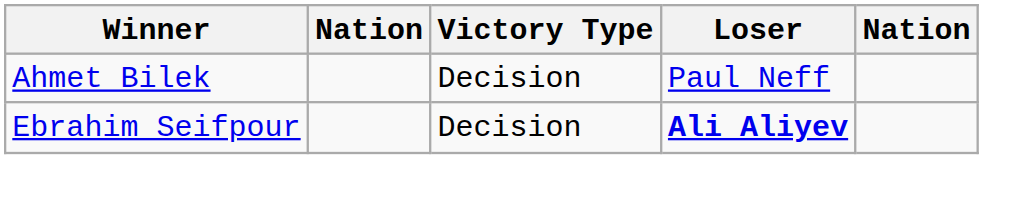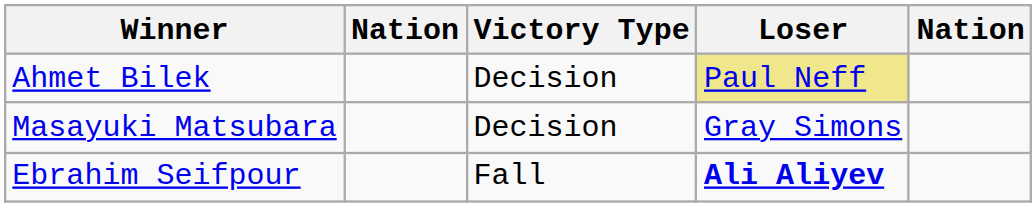(749, 79) no background -> (785, 79) khaki background
+ row: (175, 128)
(509, 128) Decision -> (509, 176) Fall
